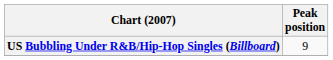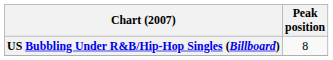(305, 45) 9 -> (305, 45) 8
